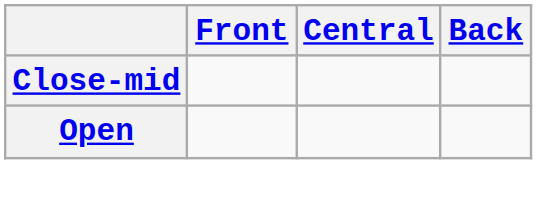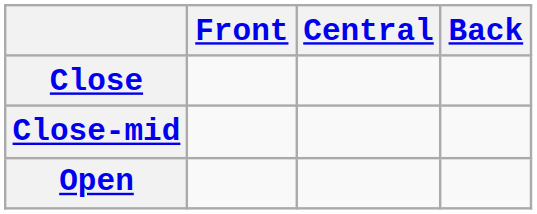+ row: (96, 81)
